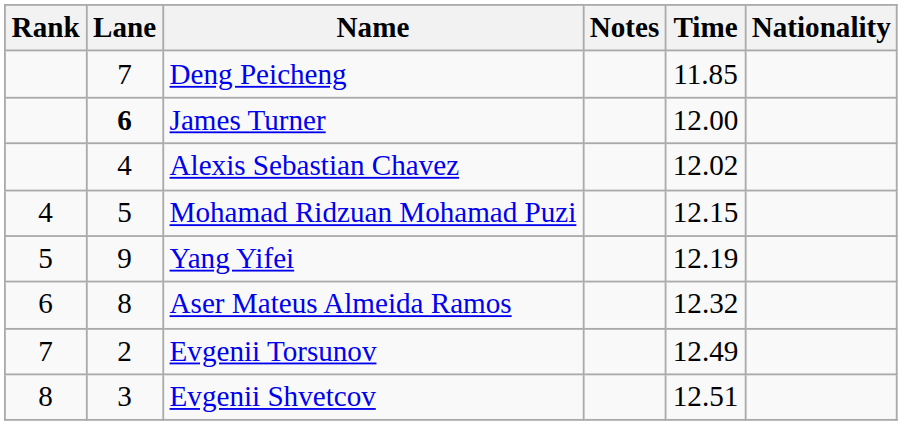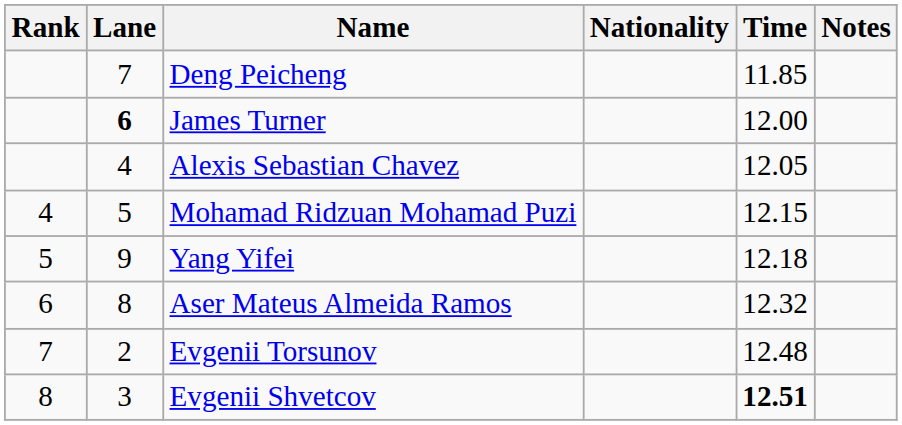columns swapped: (821, 27) <-> (625, 27)
(706, 166) 12.02 -> (775, 166) 12.05
(706, 258) 12.19 -> (775, 258) 12.18
(706, 350) 12.49 -> (775, 350) 12.48
(706, 397) normal -> (775, 397) bold
